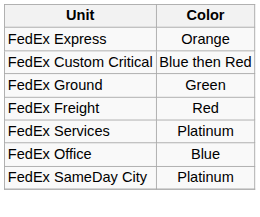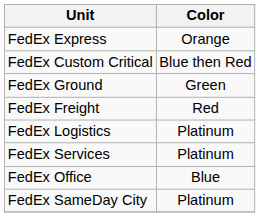+ row: (59, 131)
